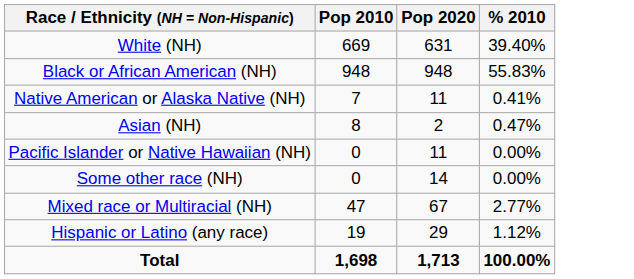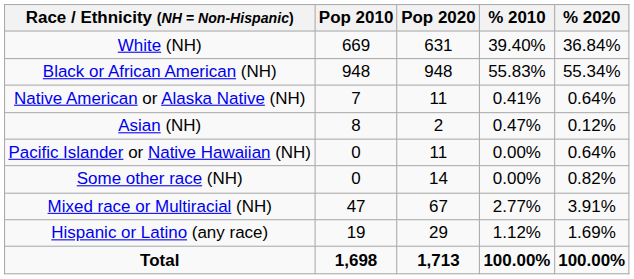+ column: (592, 17)
